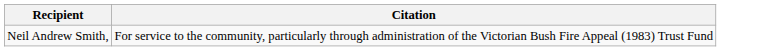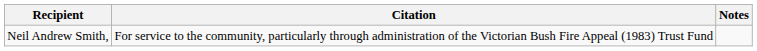+ column: (734, 15)
